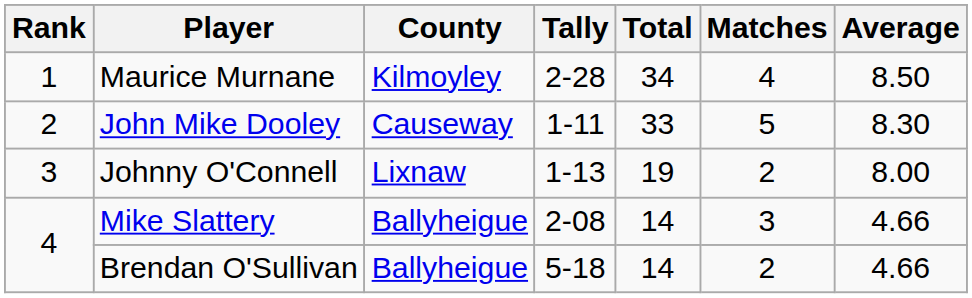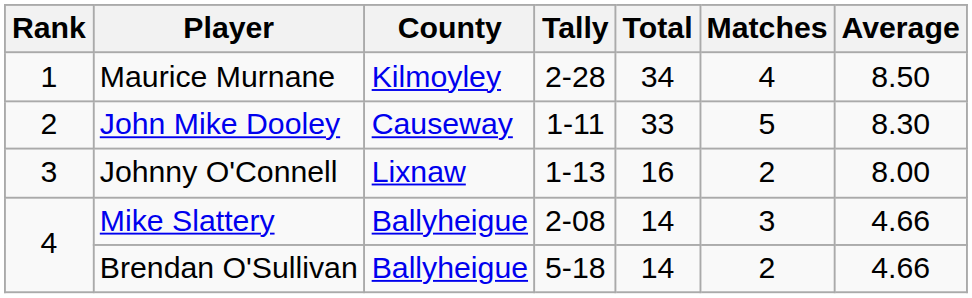(658, 172) 19 -> (658, 172) 16
